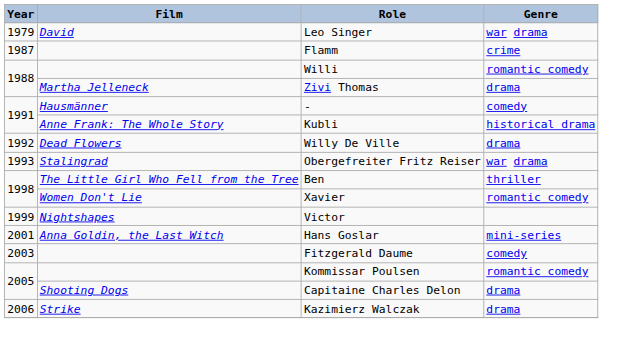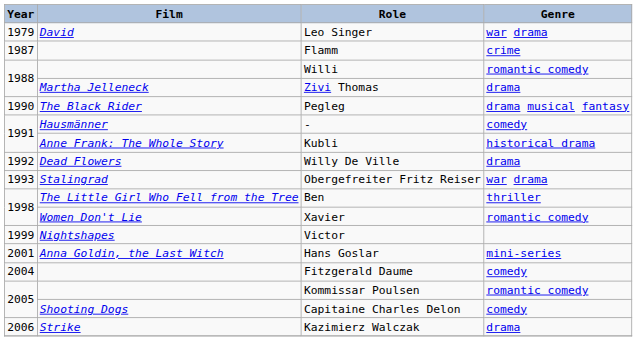+ row: (324, 106)
(21, 253) 2003 -> (21, 272) 2004
(503, 290) drama -> (507, 309) comedy
